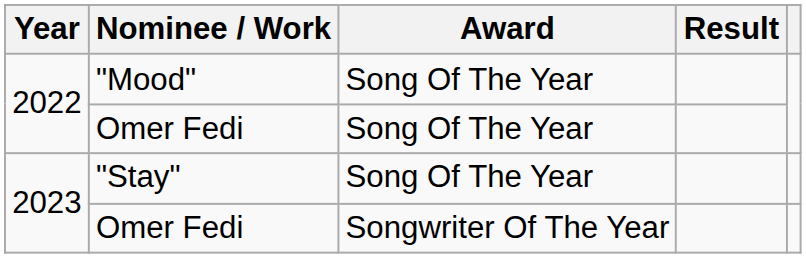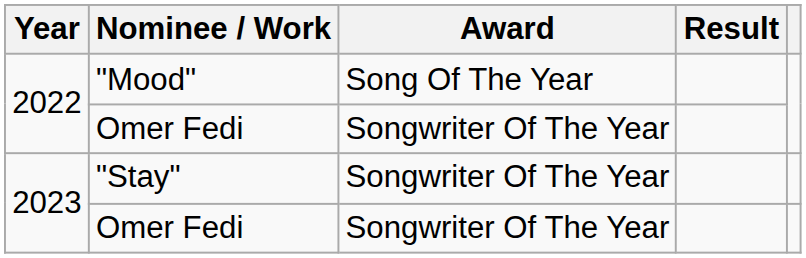(469, 128) Song Of The Year -> (507, 128) Songwriter Of The Year
(469, 177) Song Of The Year -> (507, 177) Songwriter Of The Year
